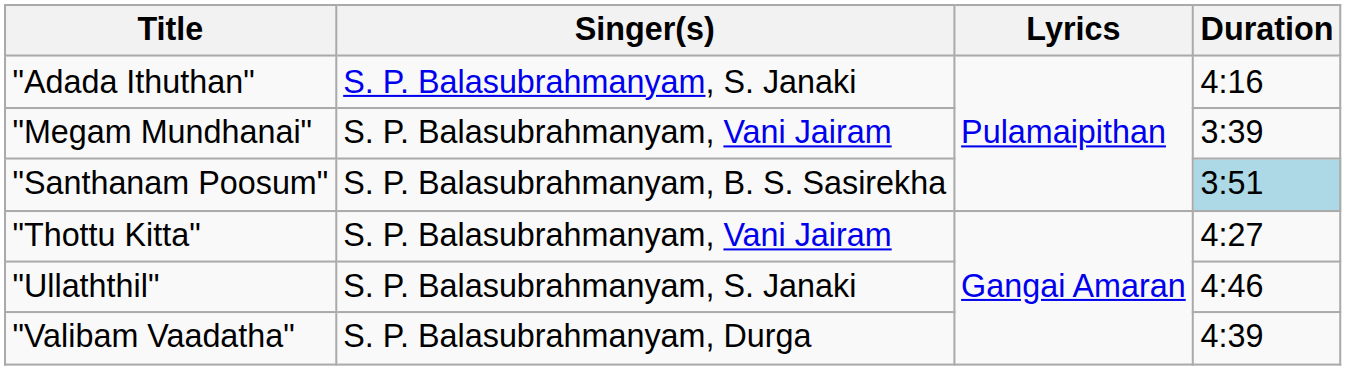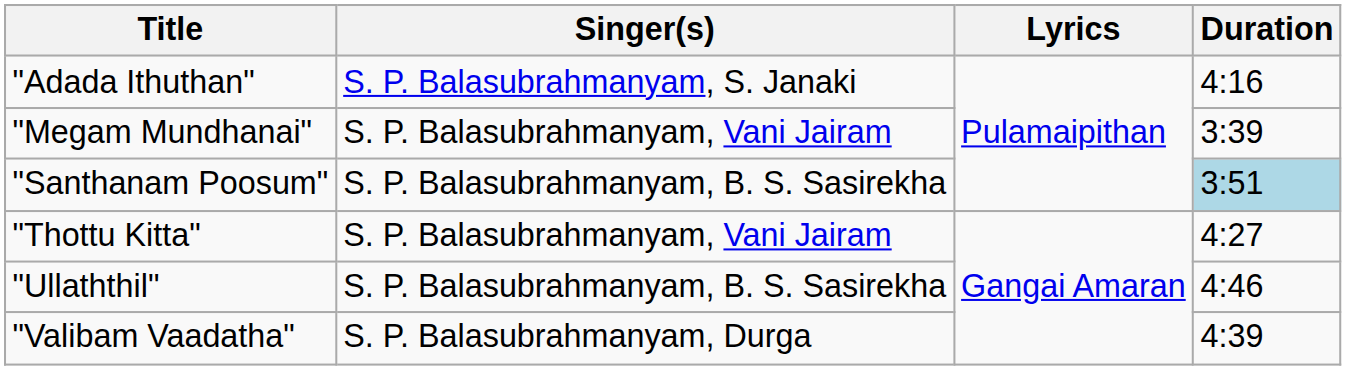(600, 286) S. P. Balasubrahmanyam, S. Janaki -> (645, 286) S. P. Balasubrahmanyam, B. S. Sasirekha
